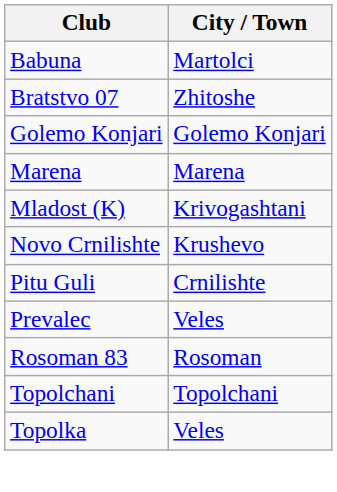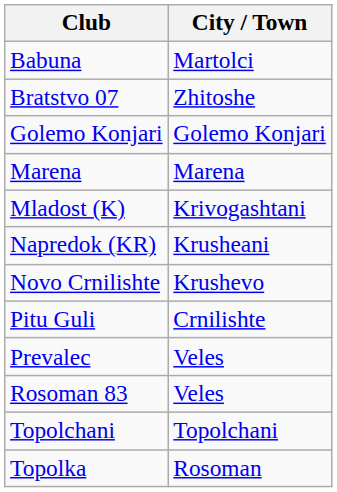+ row: (83, 245)
(217, 356) Rosoman -> (199, 393) Veles
(199, 430) Veles -> (217, 467) Rosoman
